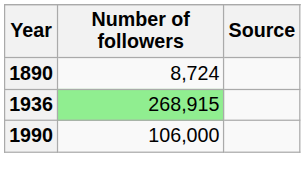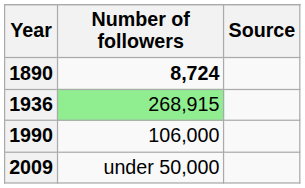(195, 73) normal -> (195, 73) bold
+ row: (31, 167)
